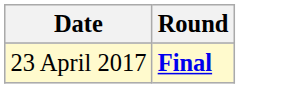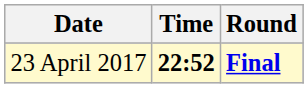+ column: (186, 23)
